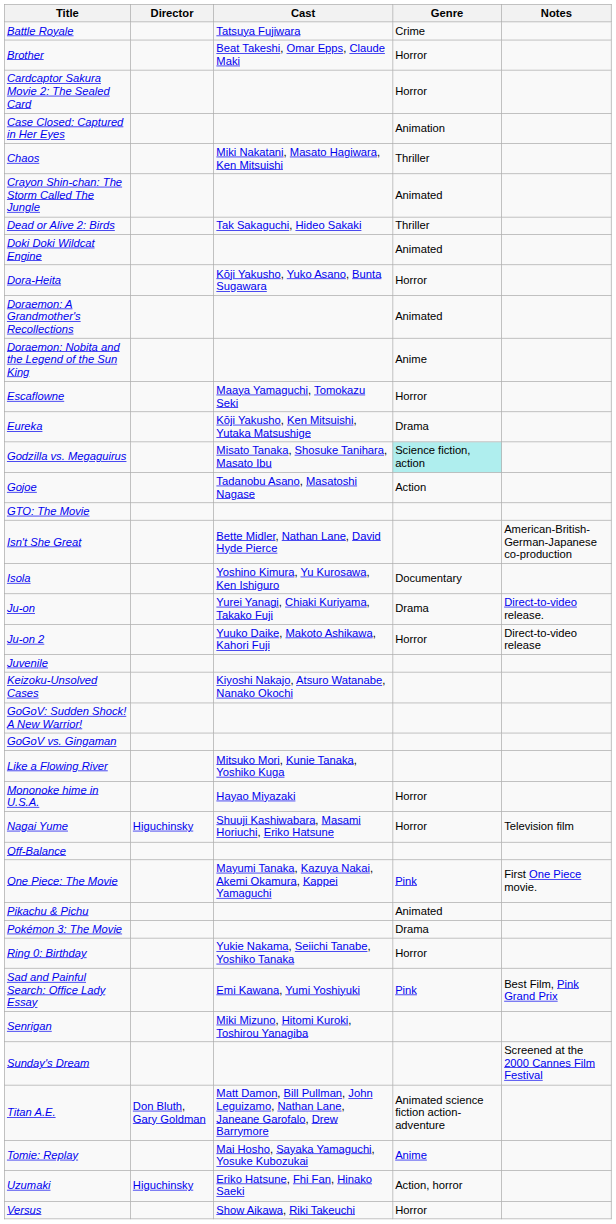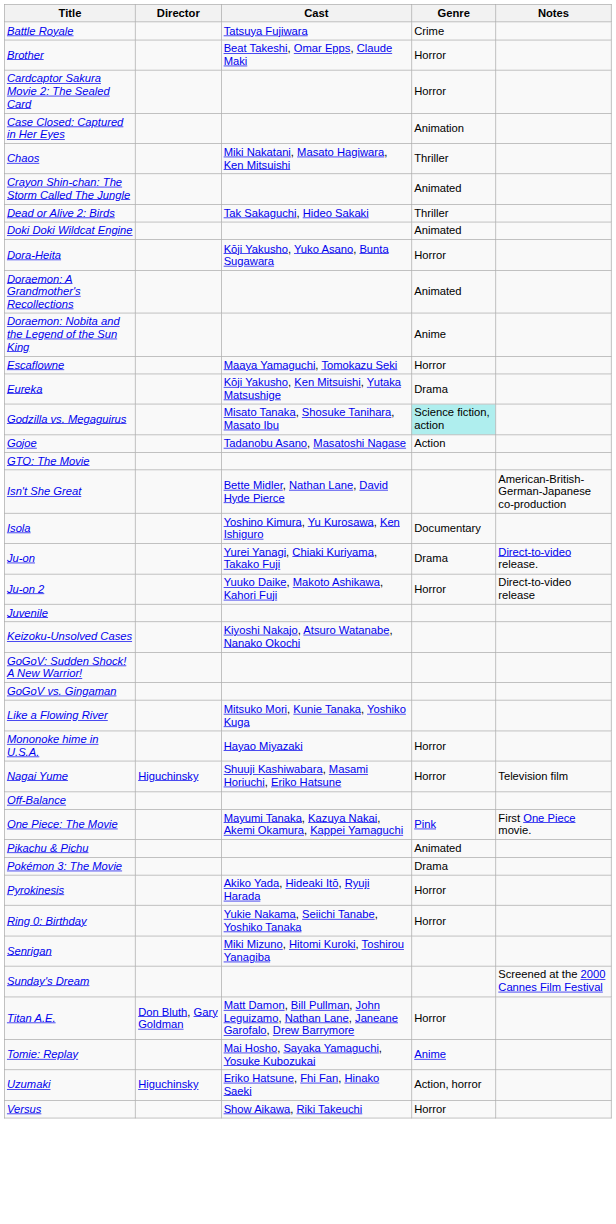+ row: (36, 890)
- row: (56, 990)
(439, 1112) Animated science fiction action-adventure -> (430, 1018) Horror
